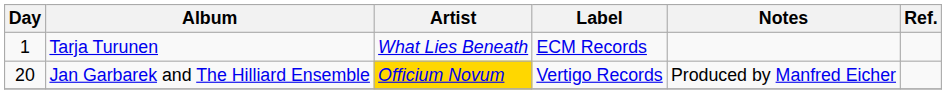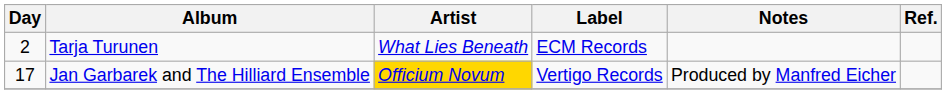(25, 46) 1 -> (25, 46) 2
(25, 74) 20 -> (25, 74) 17
